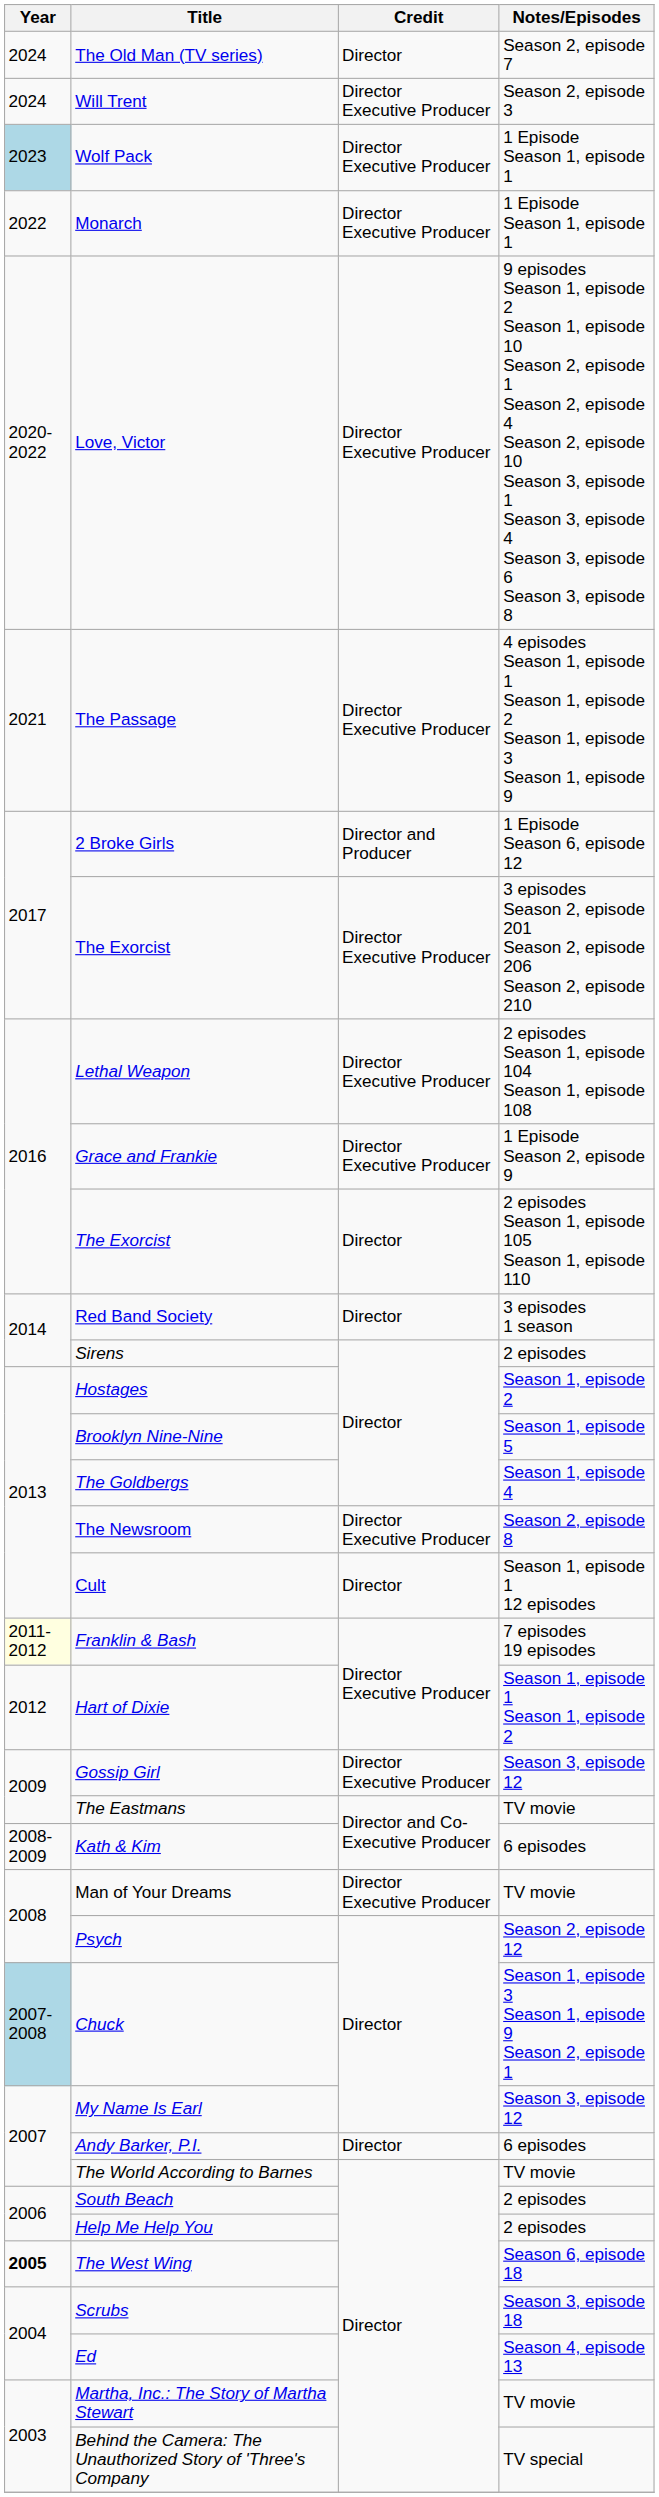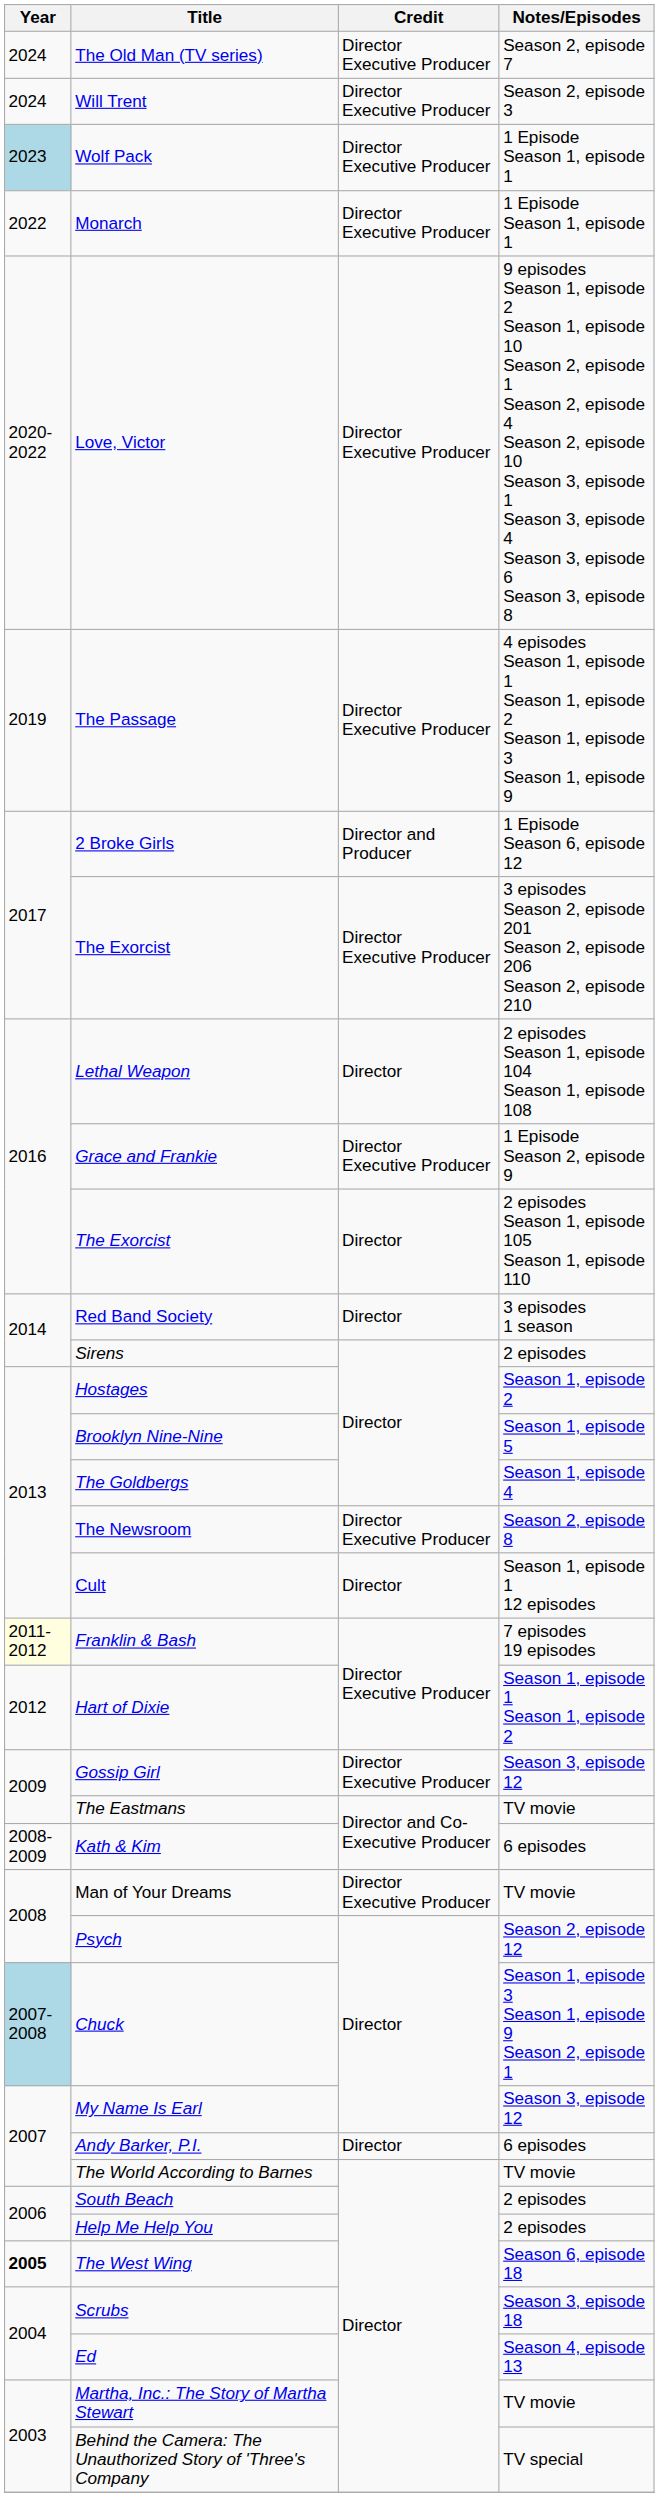(372, 54) Director -> (416, 54) Director Executive Producer
(28, 720) 2021 -> (28, 720) 2019
(416, 1071) Director Executive Producer -> (372, 1071) Director
